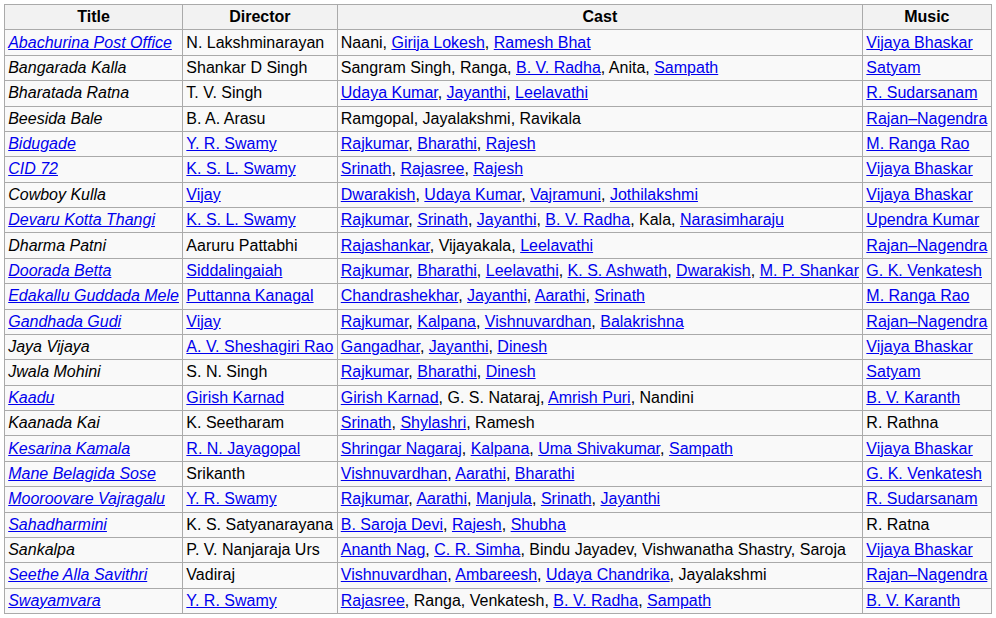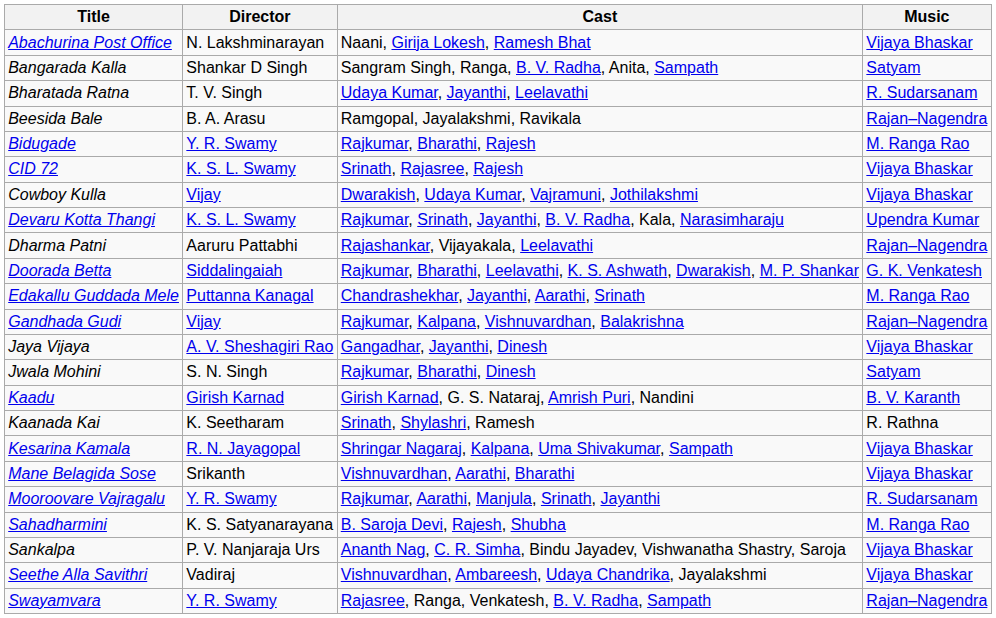(924, 473) G. K. Venkatesh -> (920, 473) Vijaya Bhaskar
(898, 524) R. Ratna -> (918, 524) M. Ranga Rao
(927, 575) Rajan–Nagendra -> (920, 575) Vijaya Bhaskar
(913, 600) B. V. Karanth -> (927, 600) Rajan–Nagendra
